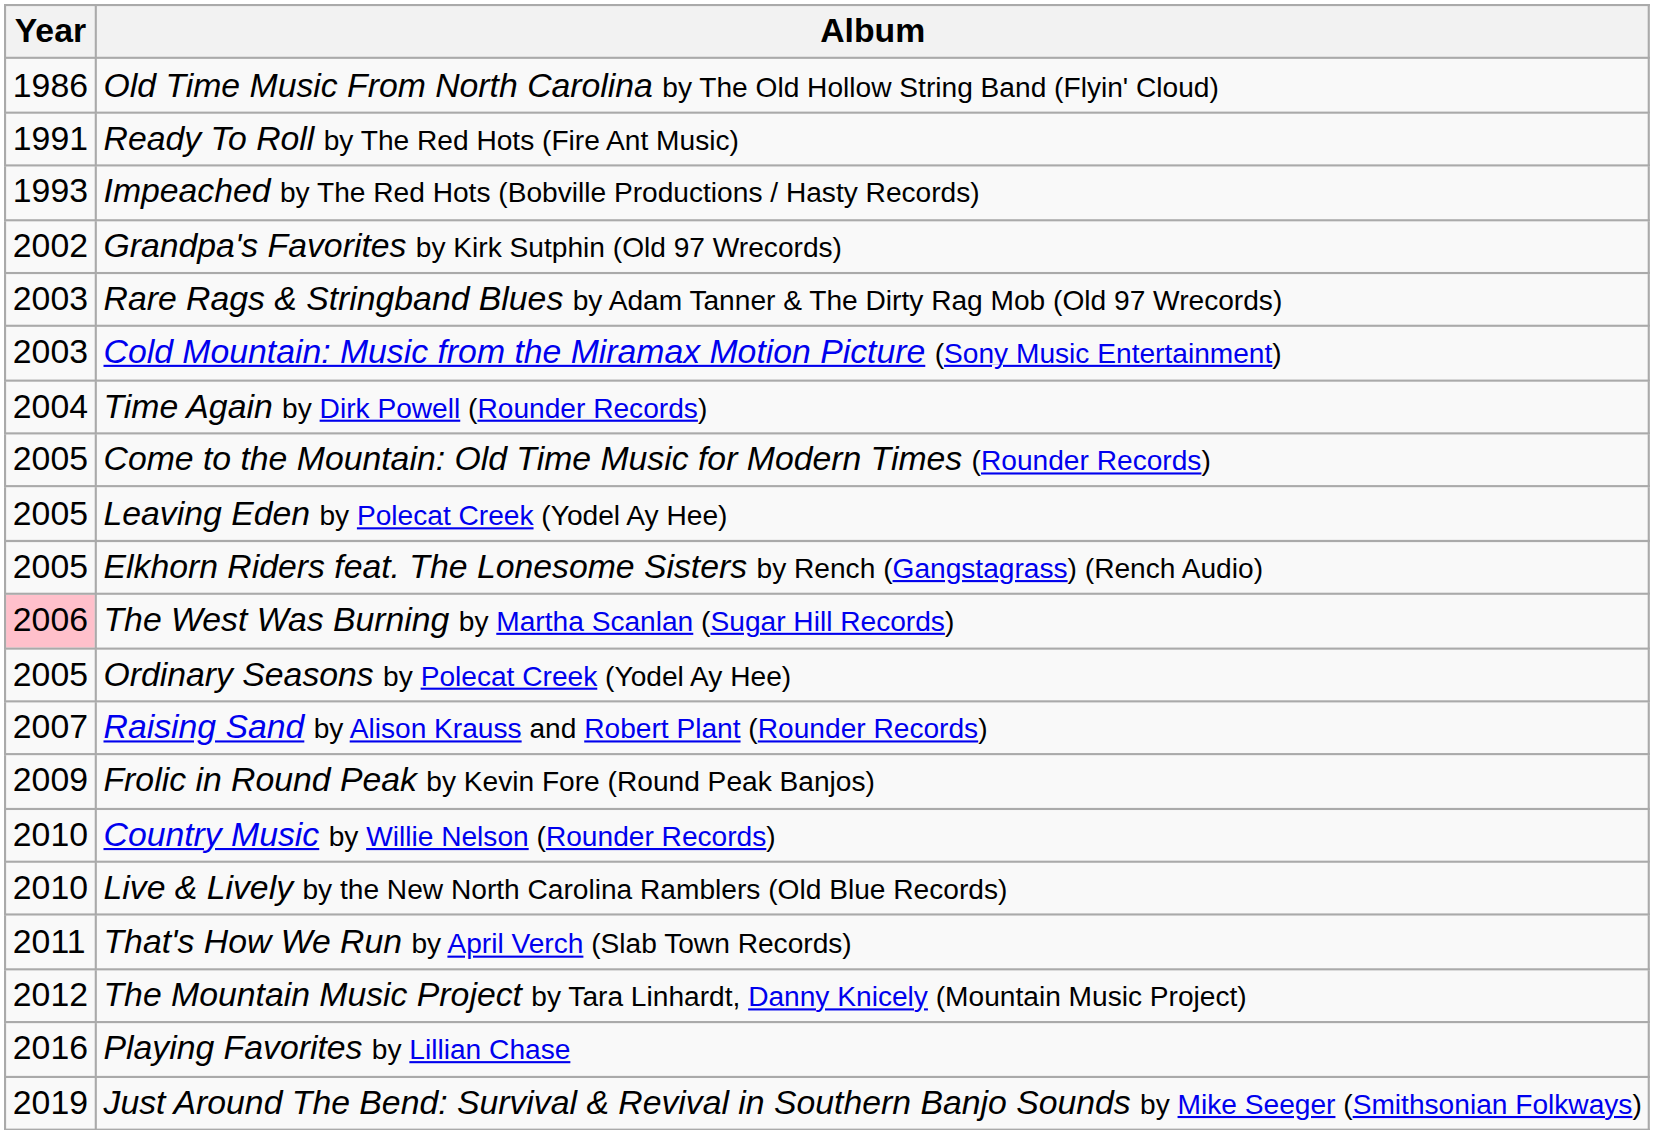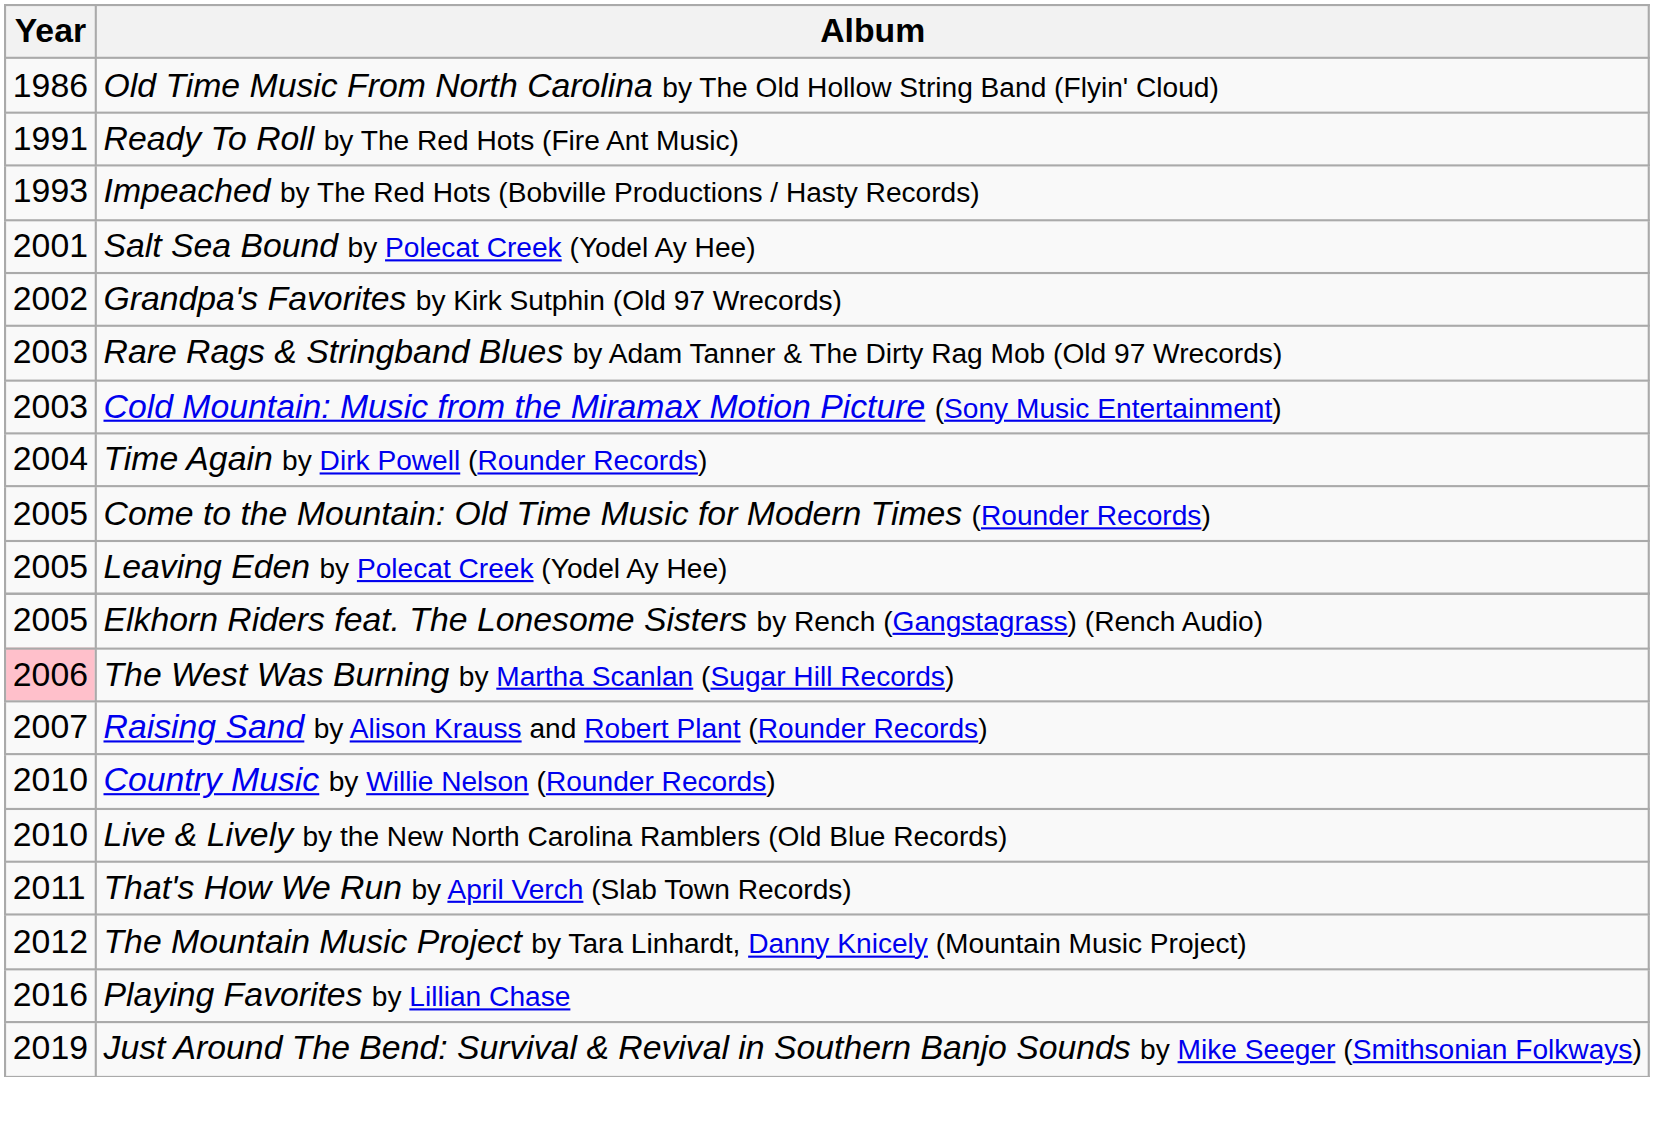+ row: (430, 245)
- row: (447, 673)
- row: (489, 780)
